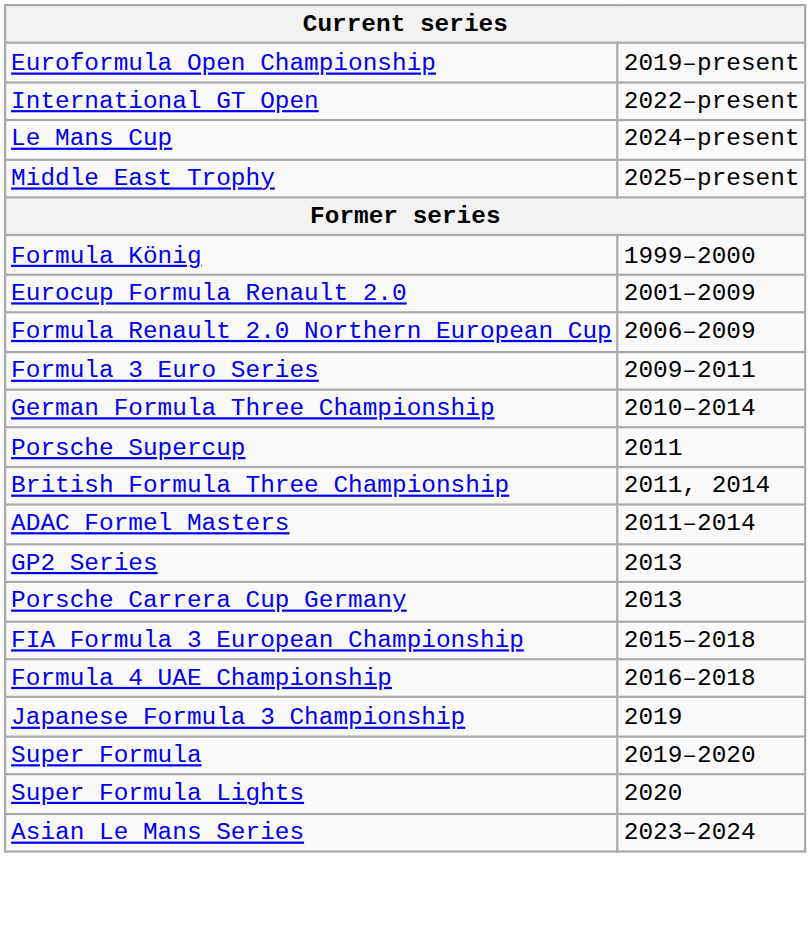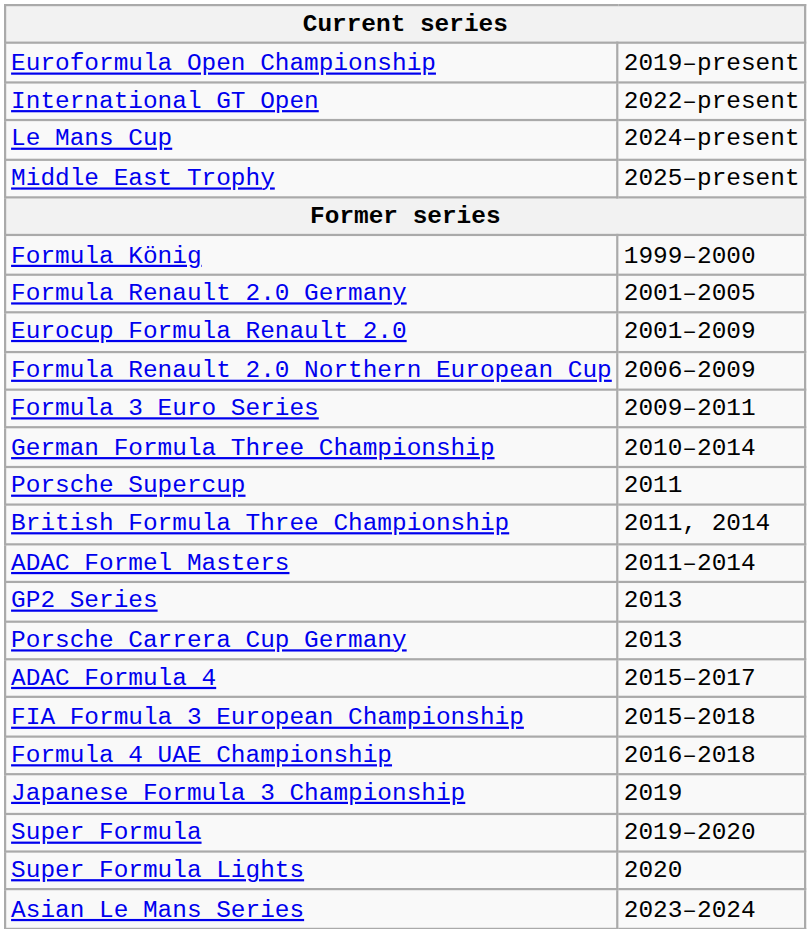+ row: (209, 294)
+ row: (114, 678)
